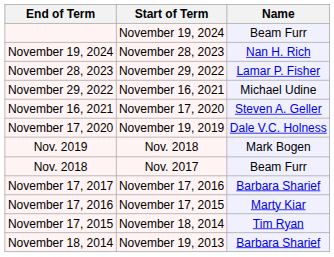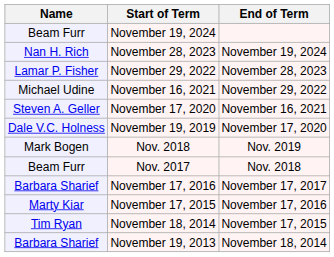columns swapped: (278, 14) <-> (61, 14)
